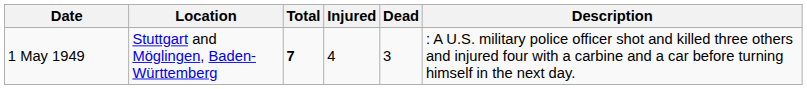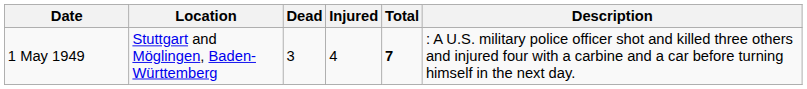columns swapped: (401, 16) <-> (303, 16)
